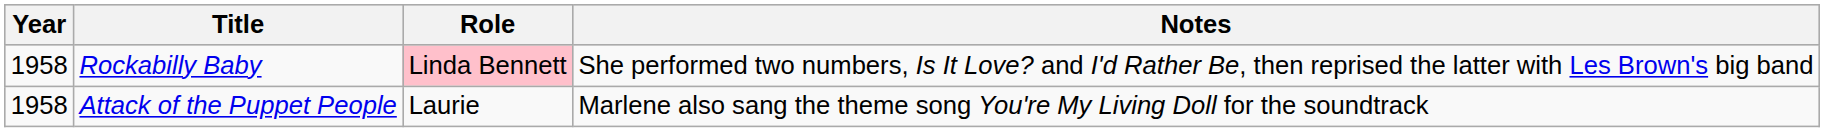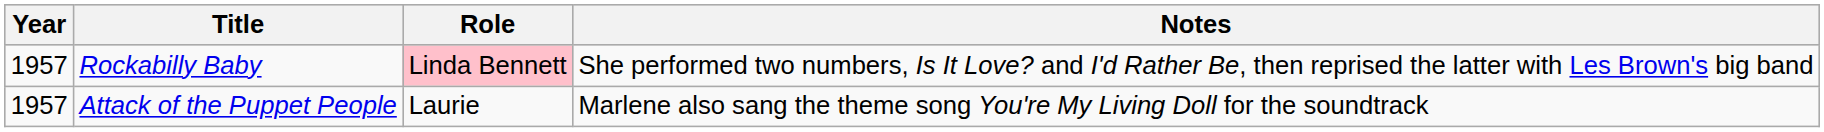(39, 65) 1958 -> (39, 65) 1957
(39, 106) 1958 -> (39, 106) 1957
